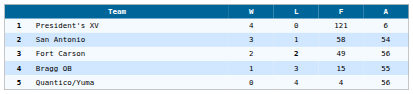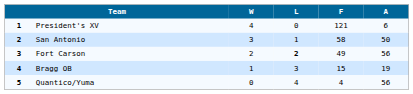(386, 40) 54 -> (386, 40) 50
(386, 68) 55 -> (386, 68) 19
